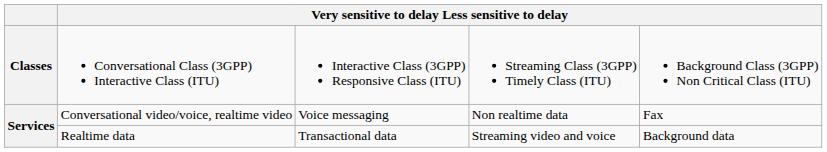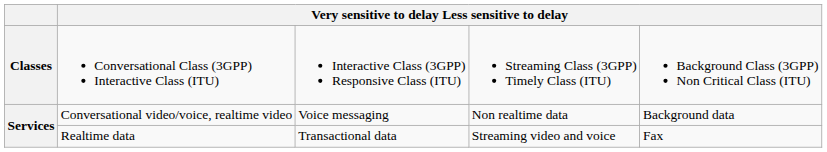(653, 114) Fax -> (689, 114) Background data
(689, 136) Background data -> (653, 136) Fax
